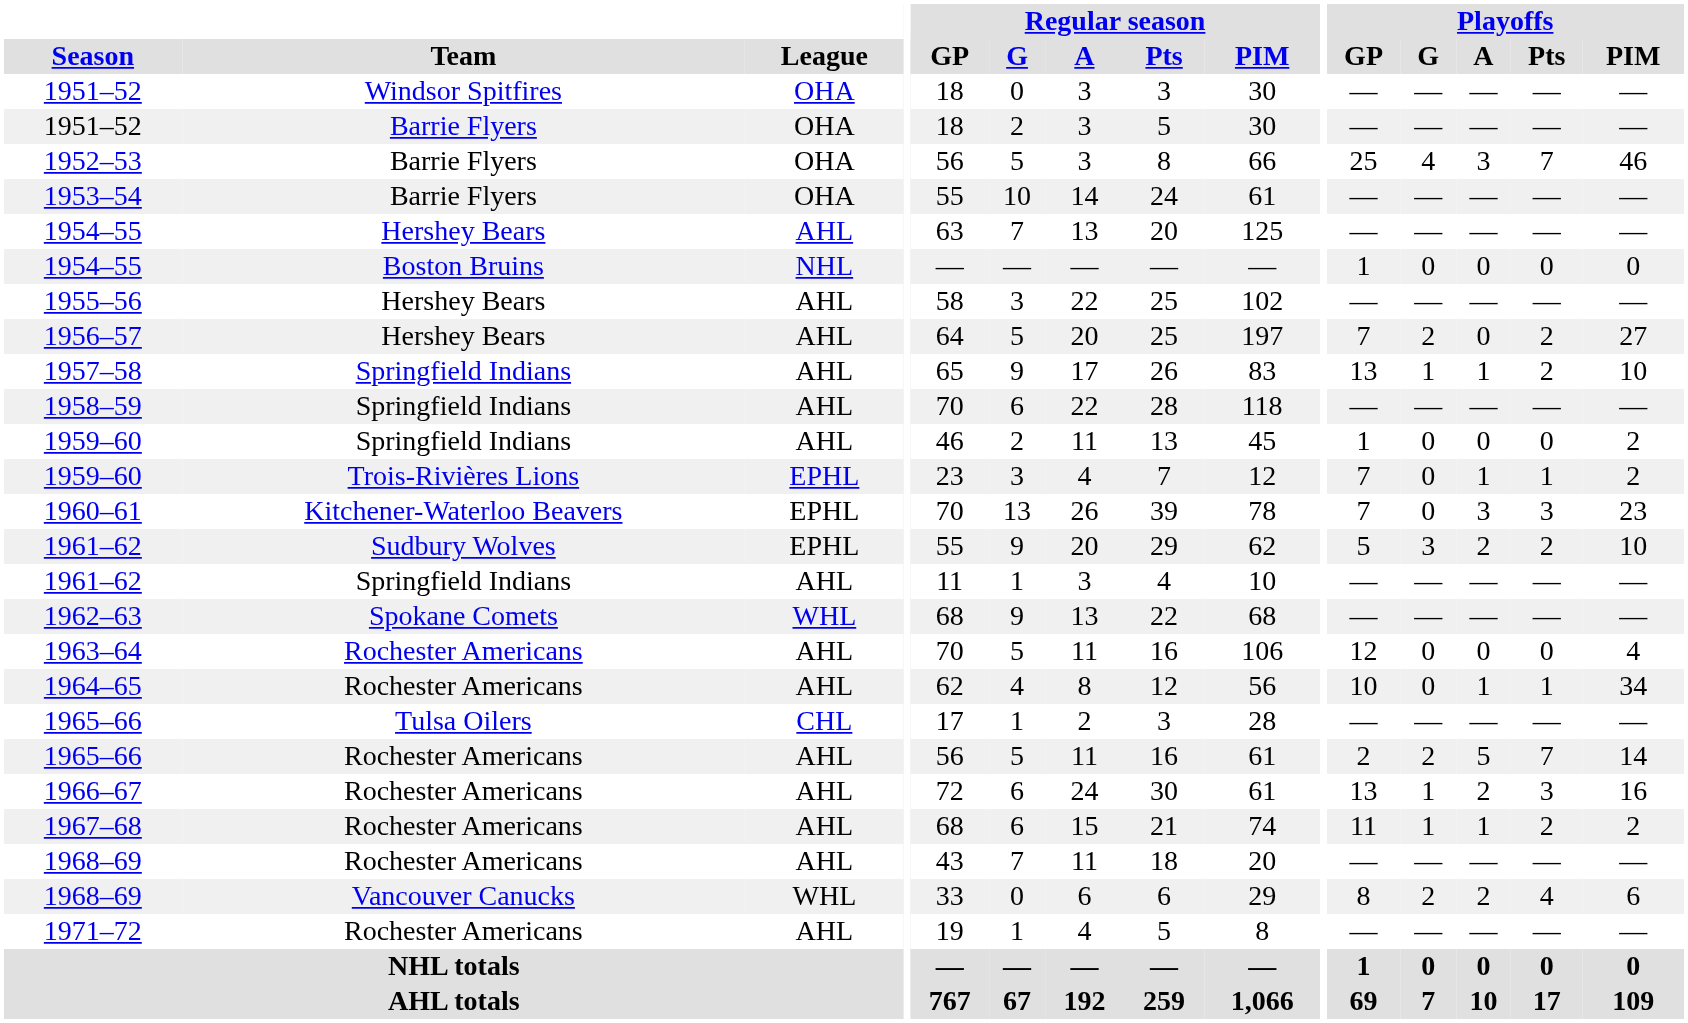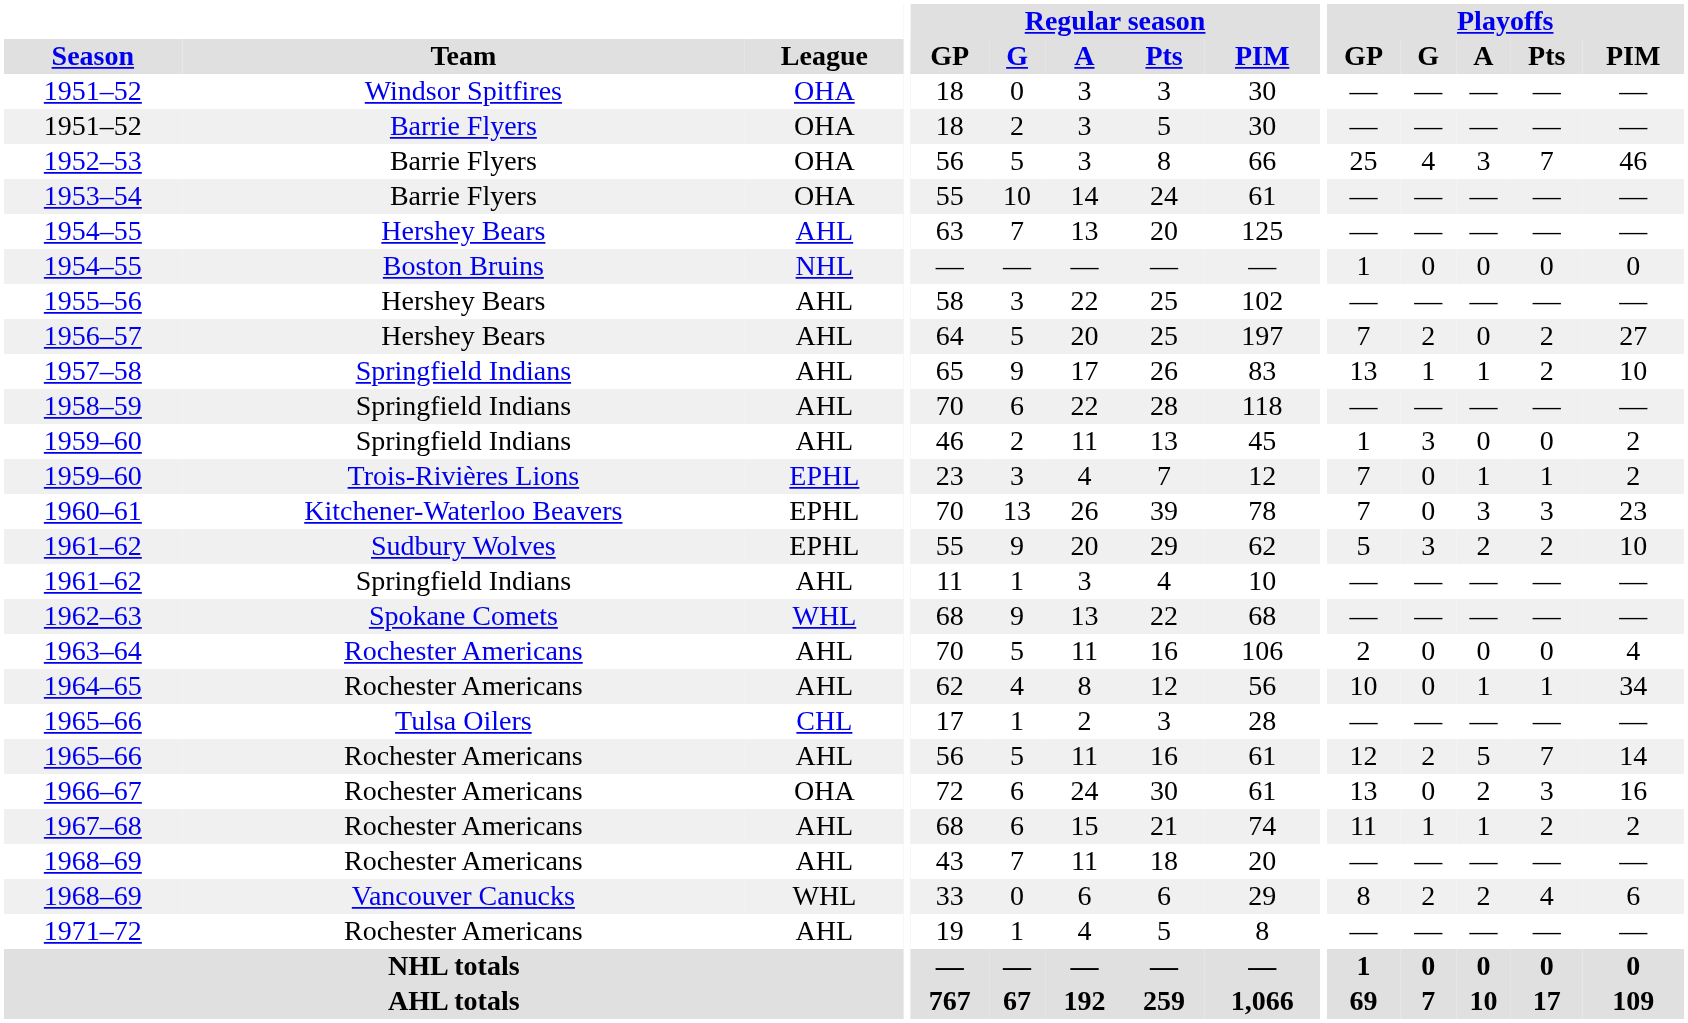(1428, 441) 0 -> (1428, 441) 3
(1364, 651) 12 -> (1364, 651) 2
(1364, 756) 2 -> (1364, 756) 12
(824, 791) AHL -> (824, 791) OHA
(1428, 791) 1 -> (1428, 791) 0
